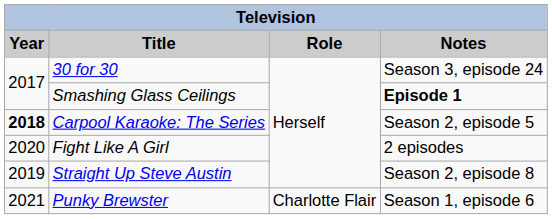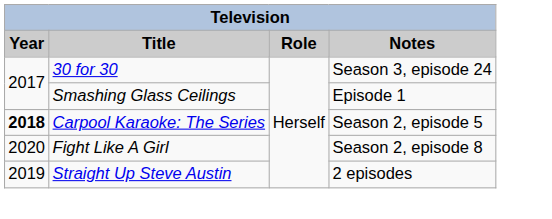(423, 95) bold -> (369, 95) normal
(424, 148) 2 episodes -> (408, 148) Season 2, episode 8
(459, 174) Season 2, episode 8 -> (372, 174) 2 episodes
- row: (110, 200)
